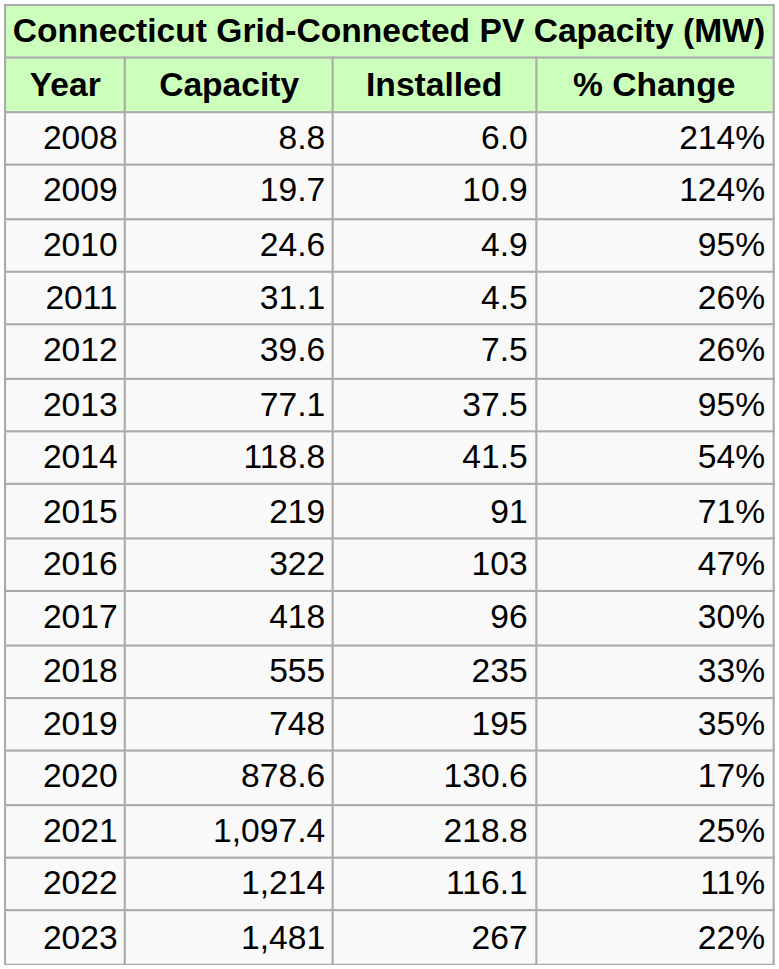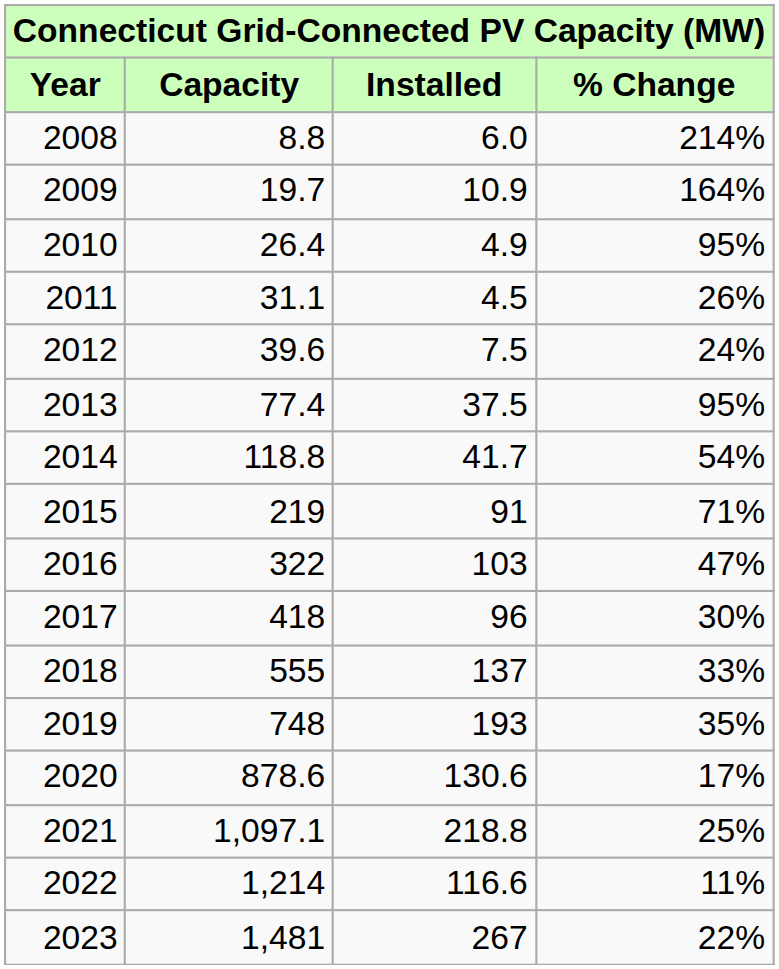(722, 191) 124% -> (722, 191) 164%
(293, 244) 24.6 -> (293, 244) 26.4
(731, 350) 26% -> (731, 350) 24%
(293, 404) 77.1 -> (293, 404) 77.4
(495, 457) 41.5 -> (495, 457) 41.7
(500, 670) 235 -> (500, 670) 137
(500, 723) 195 -> (500, 723) 193
(269, 830) 1,097.4 -> (269, 830) 1,097.1
(487, 883) 116.1 -> (487, 883) 116.6
